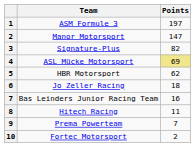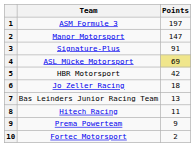(176, 48) 82 -> (176, 48) 91
(176, 73) 62 -> (176, 73) 42
(176, 98) 16 -> (176, 98) 13
(176, 124) 7 -> (176, 124) 9
